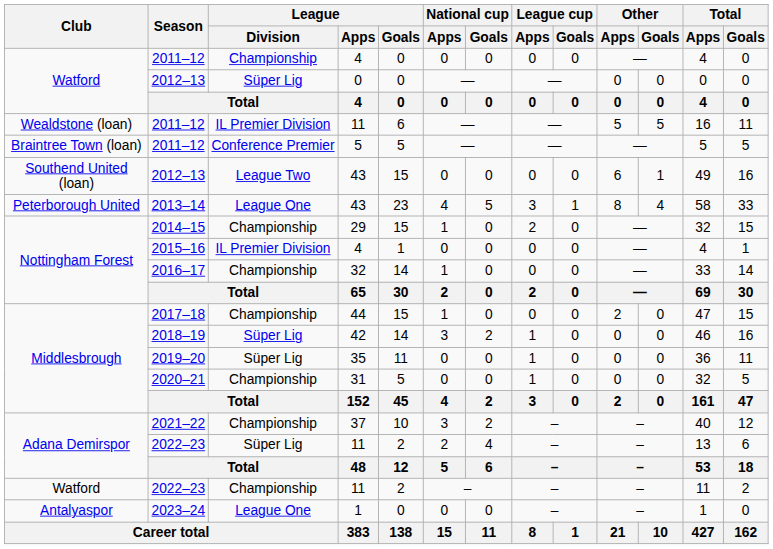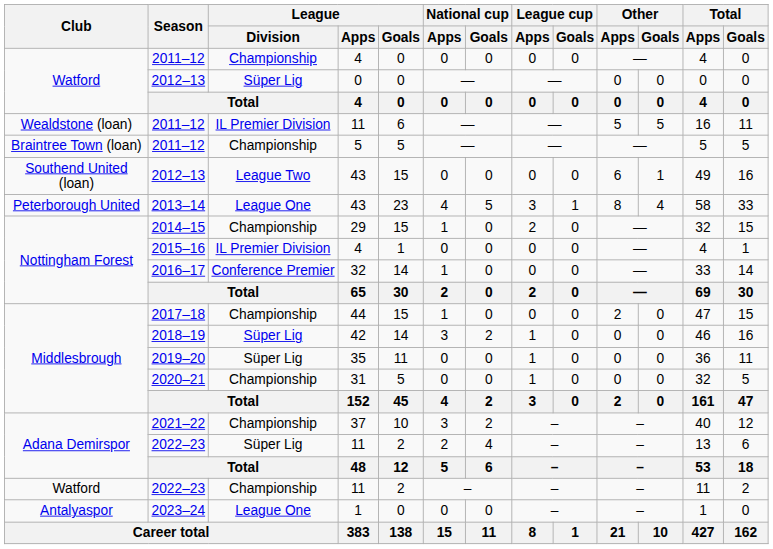(273, 146) Conference Premier -> (273, 146) Championship
(273, 270) Championship -> (273, 270) Conference Premier
